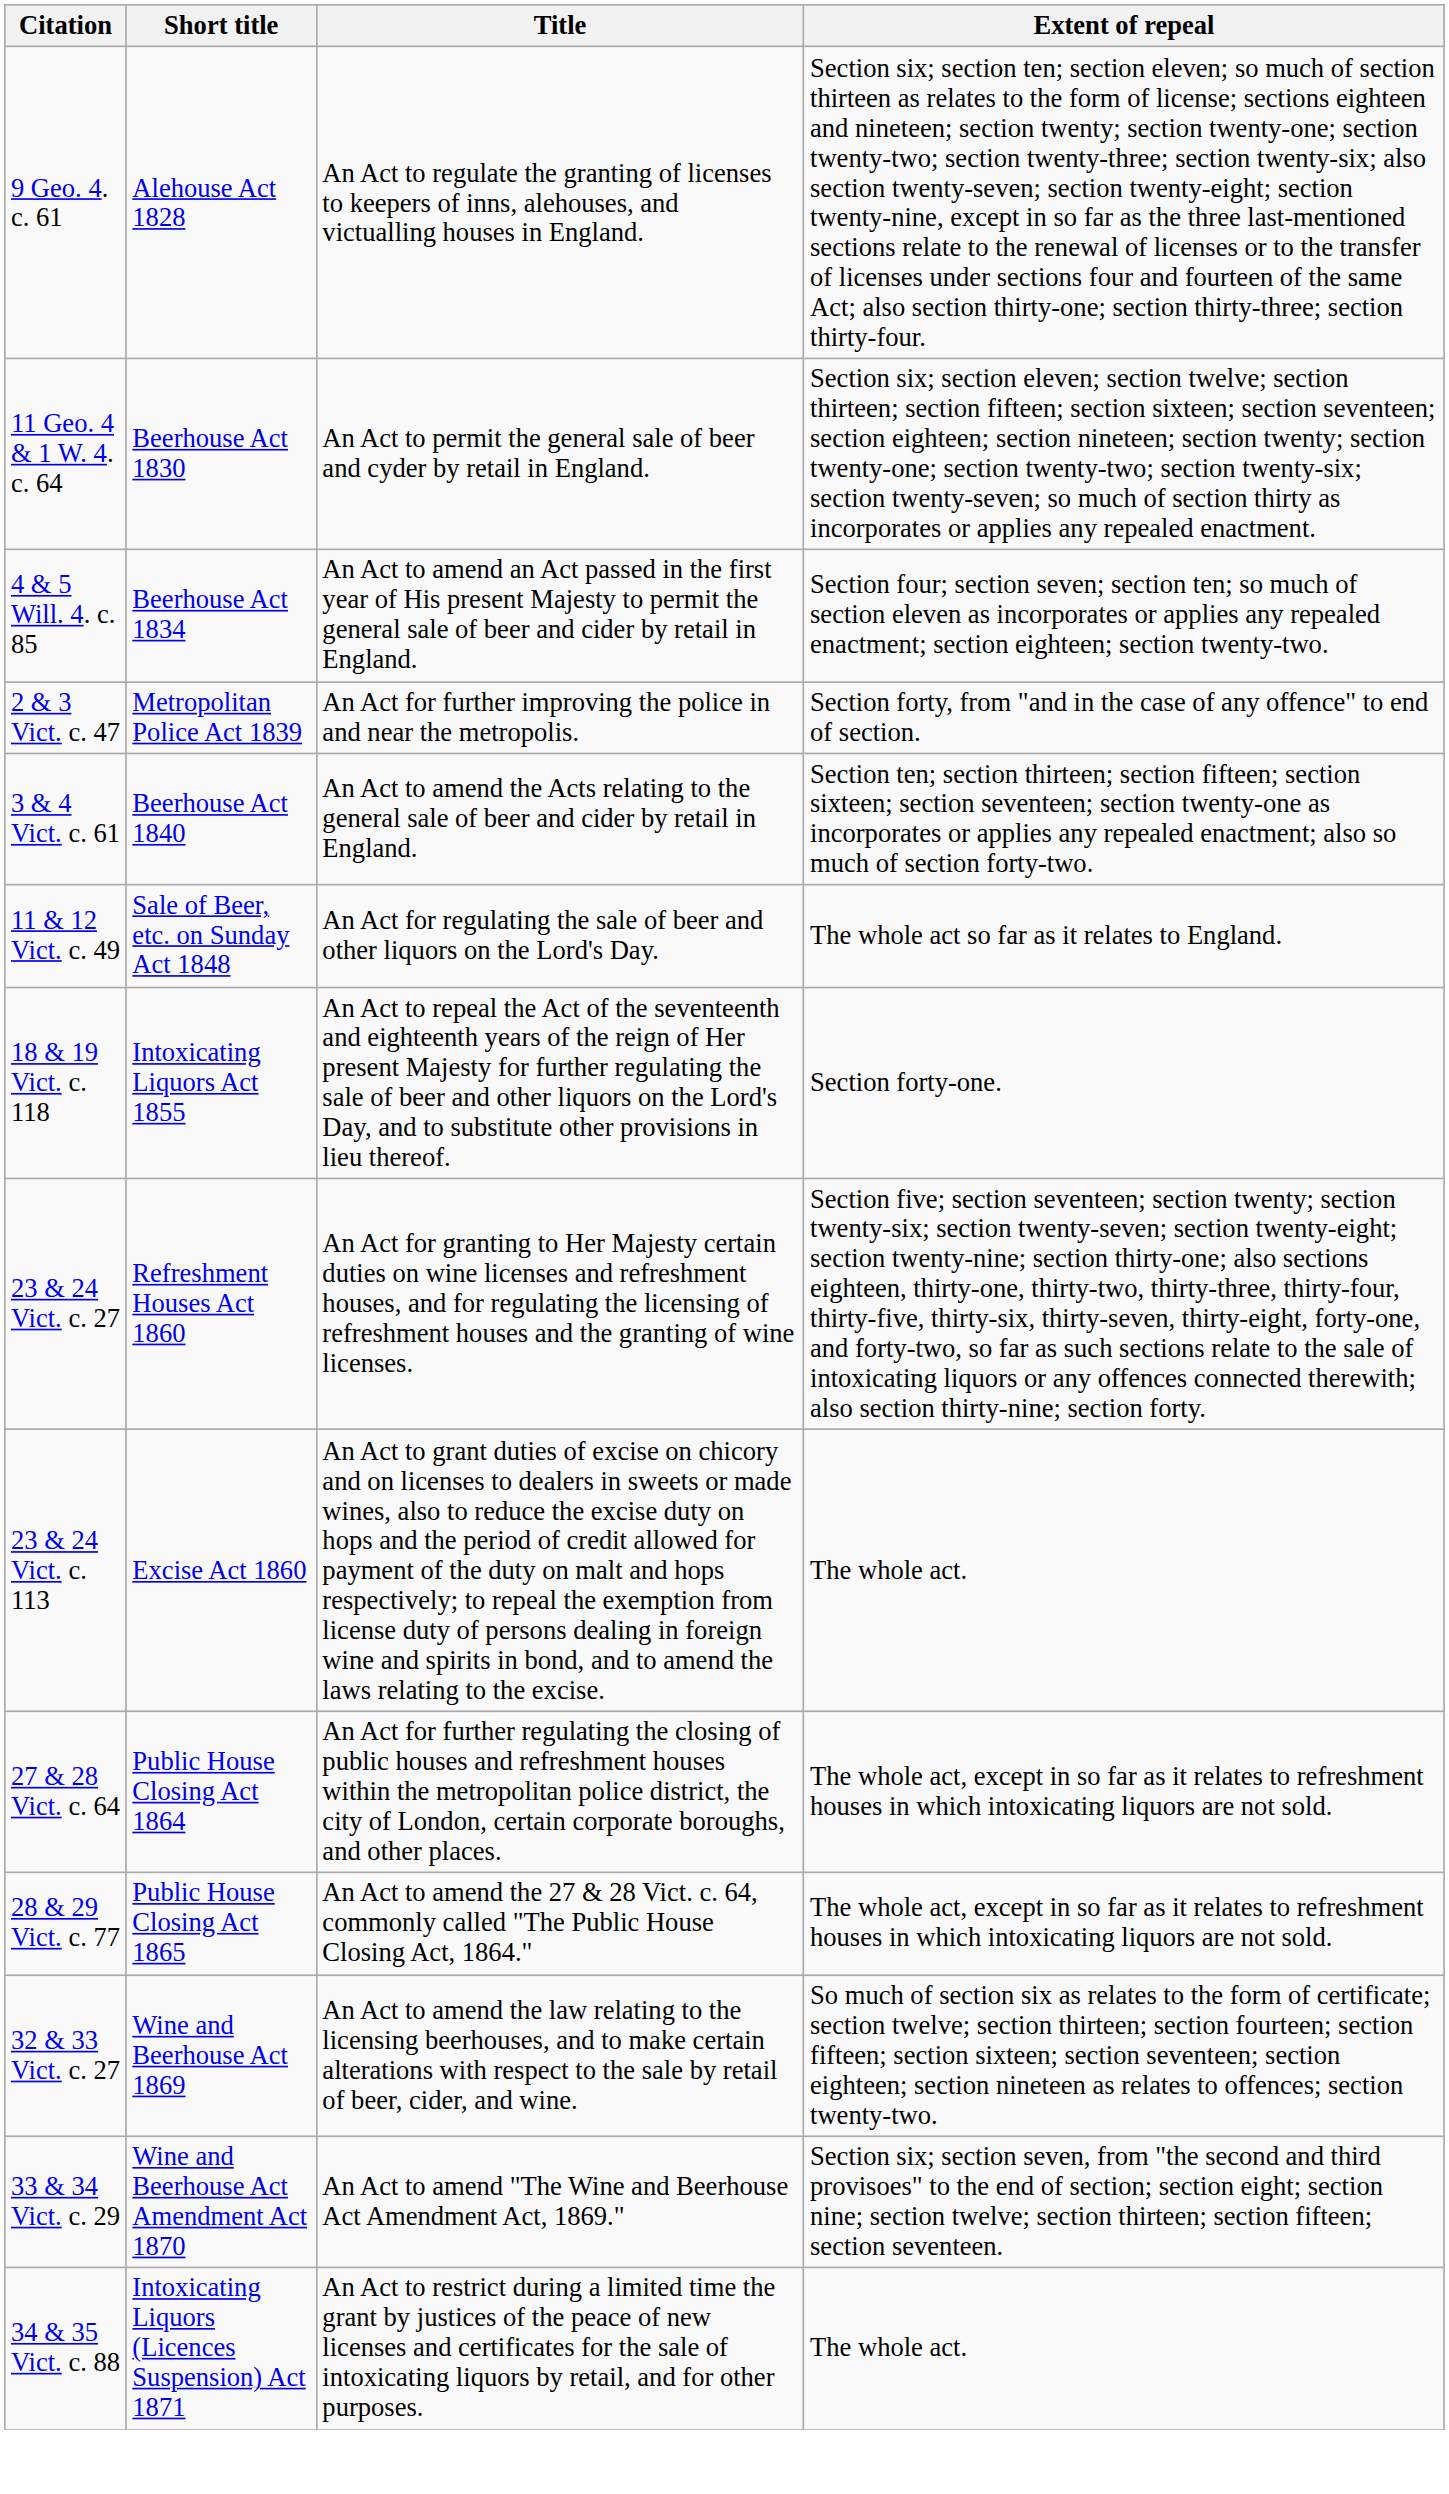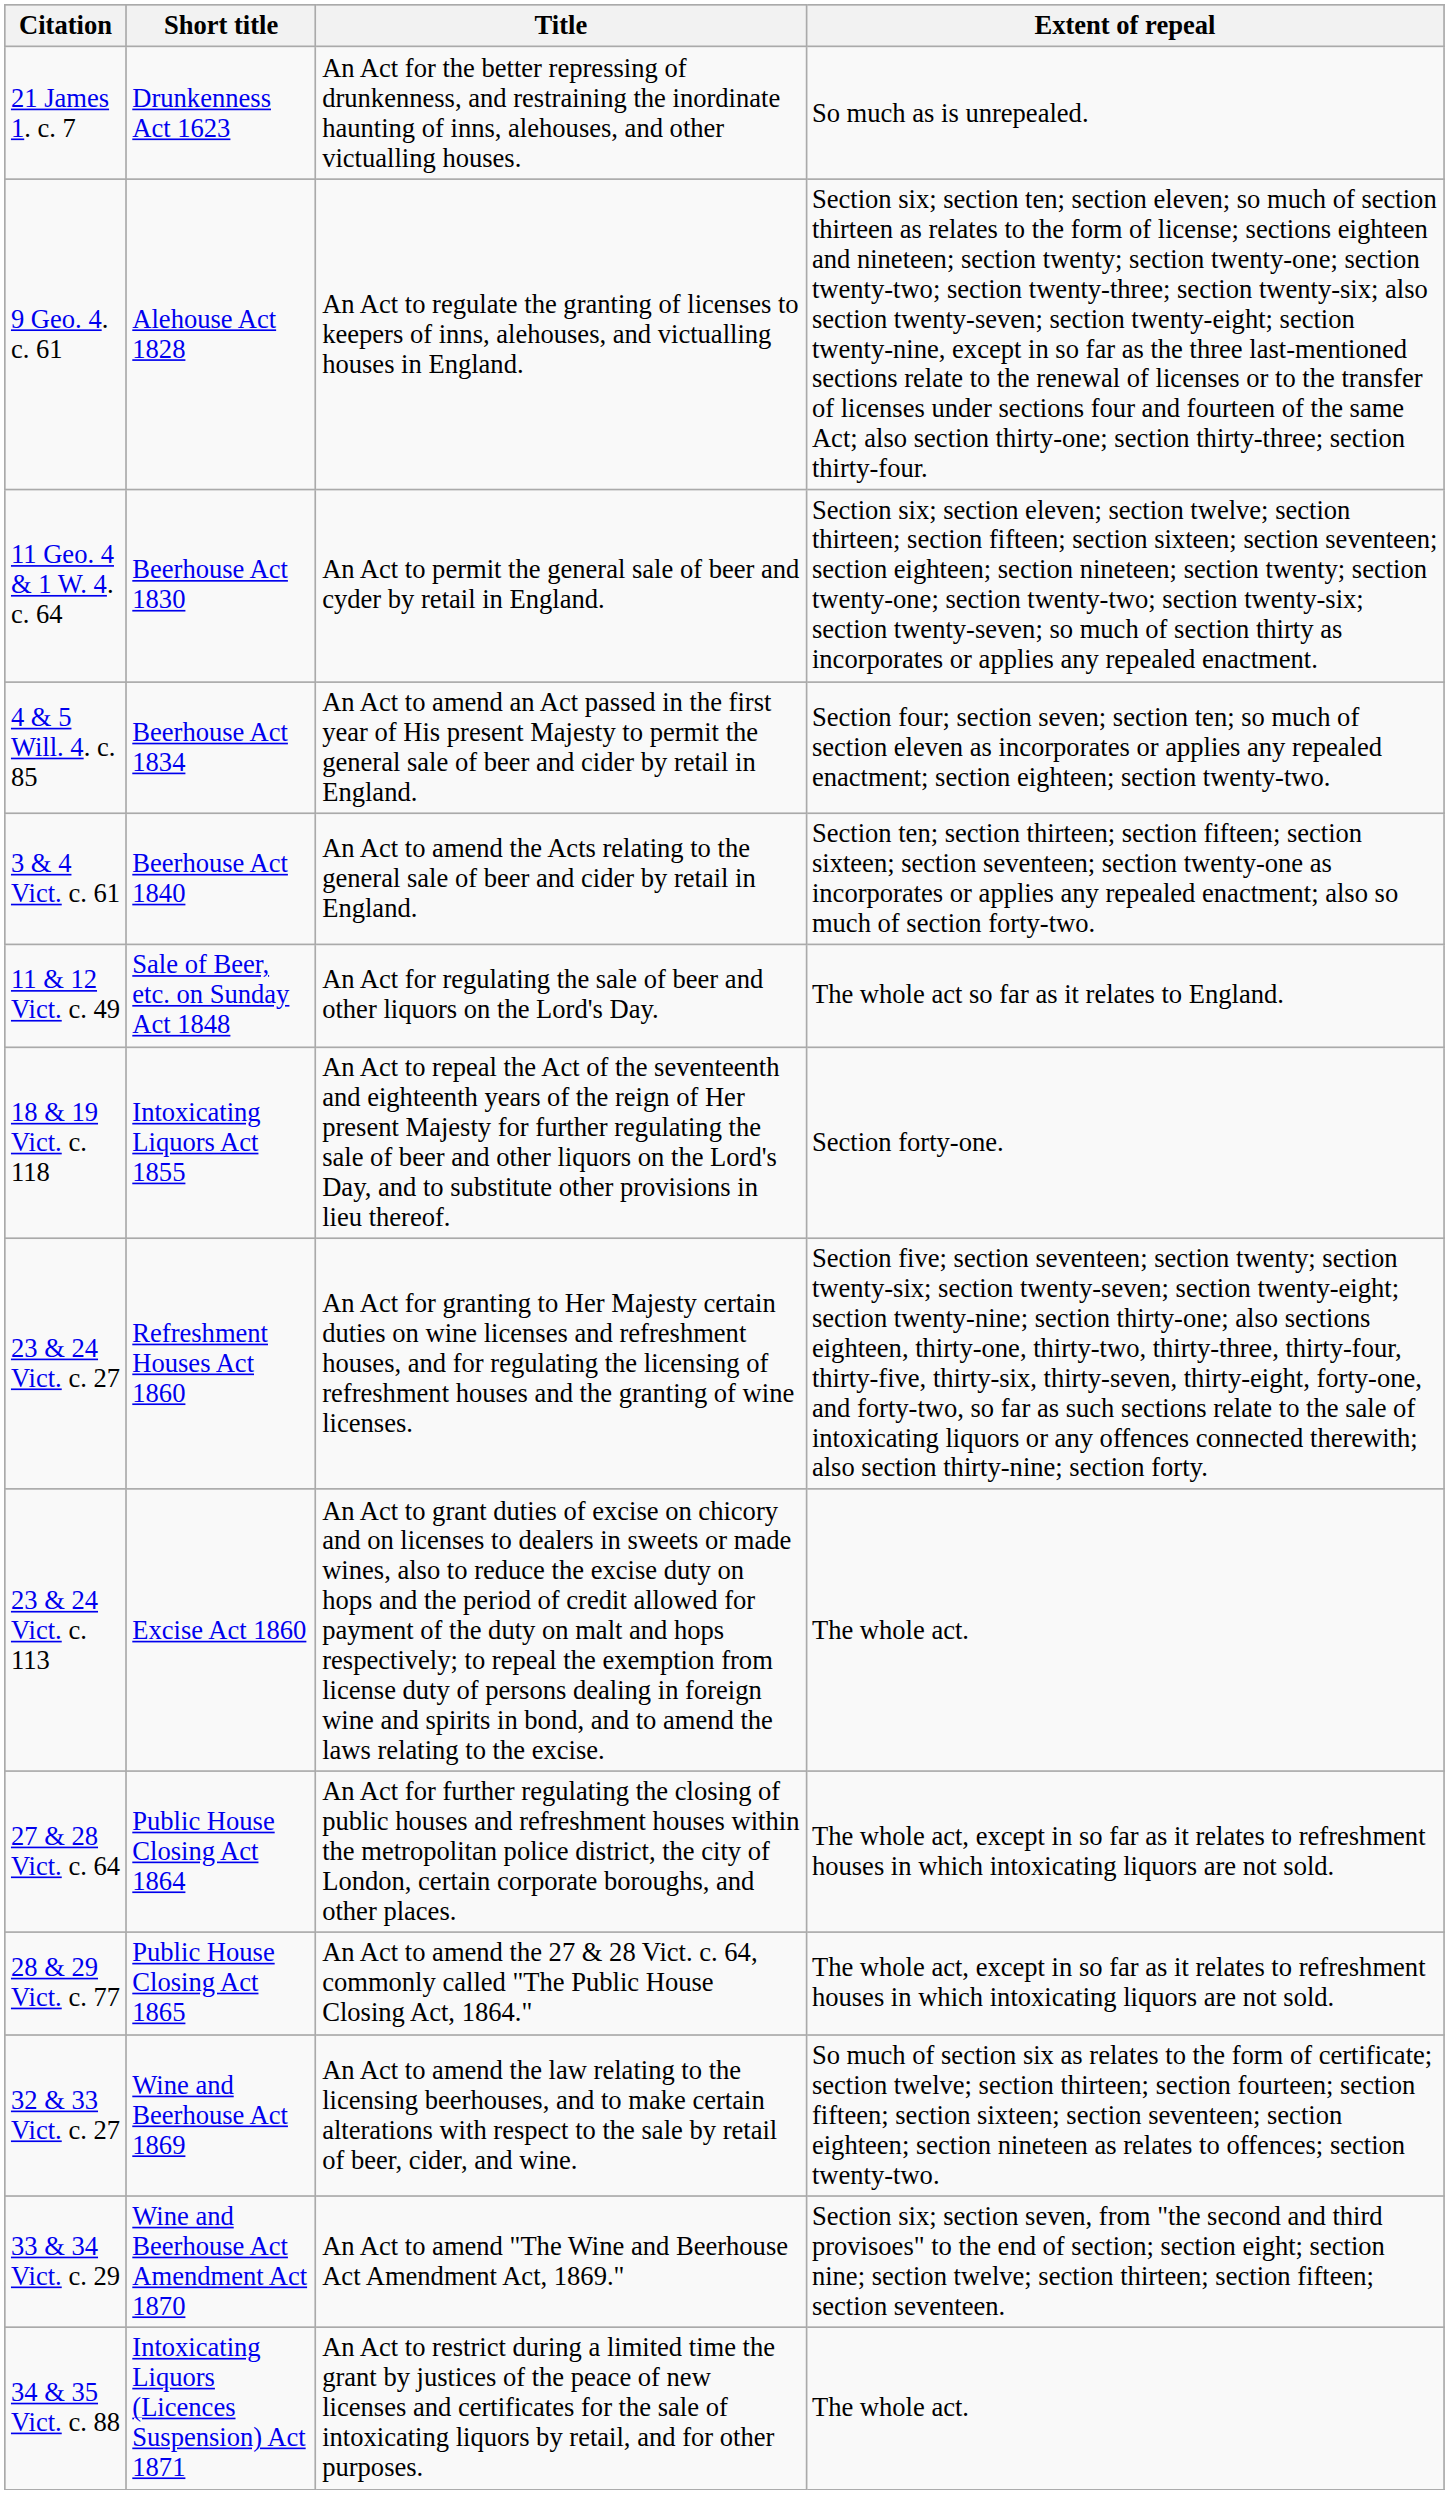+ row: (60, 112)
- row: (65, 716)
